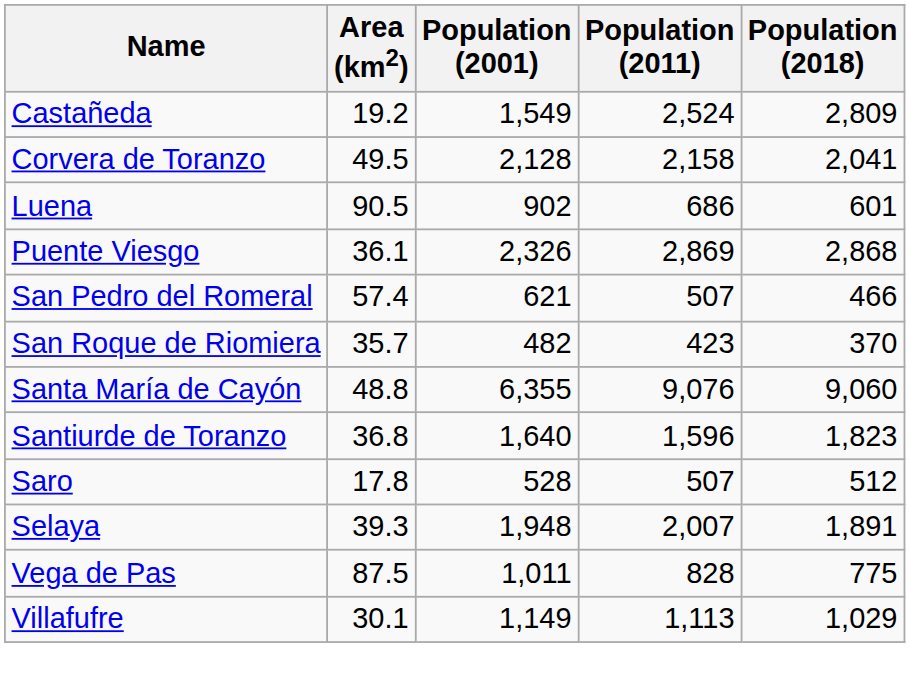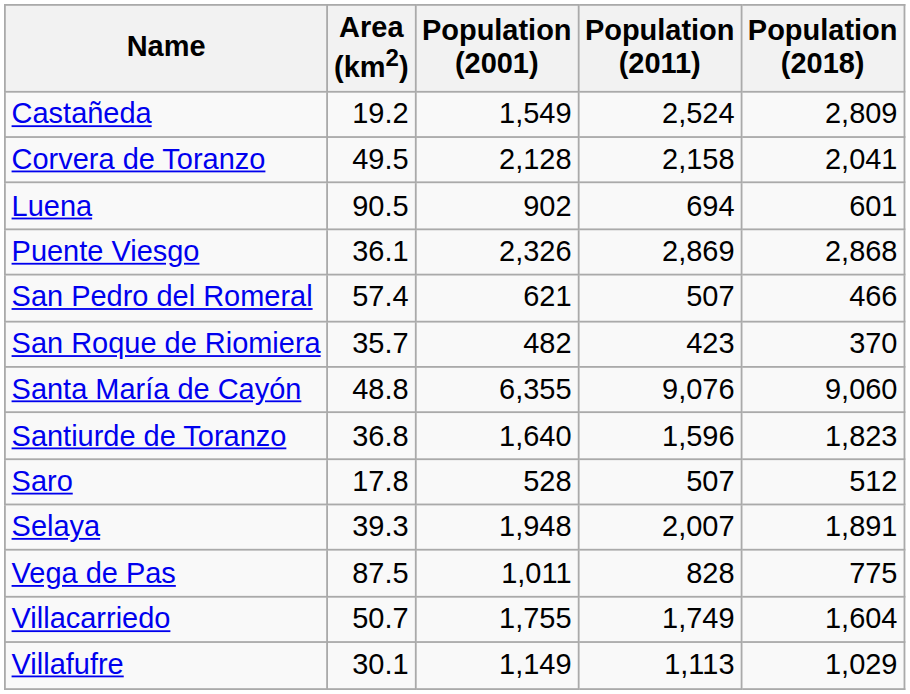(710, 205) 686 -> (710, 205) 694
+ row: (91, 619)
